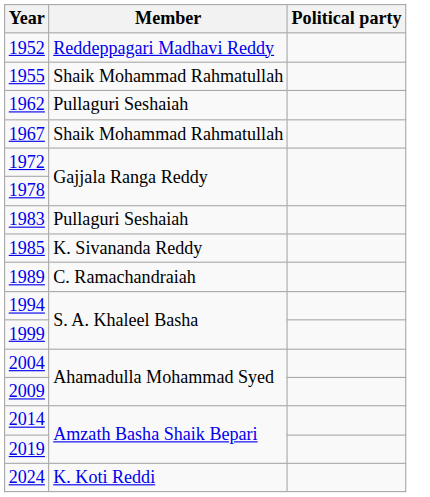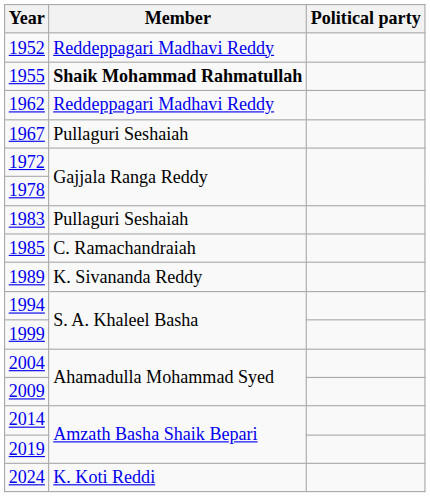(168, 76) normal -> (178, 76) bold
(121, 104) Pullaguri Seshaiah -> (164, 104) Reddeppagari Madhavi Reddy
(168, 133) Shaik Mohammad Rahmatullah -> (121, 133) Pullaguri Seshaiah
(128, 248) K. Sivananda Reddy -> (125, 248) C. Ramachandraiah
(125, 276) C. Ramachandraiah -> (128, 276) K. Sivananda Reddy
